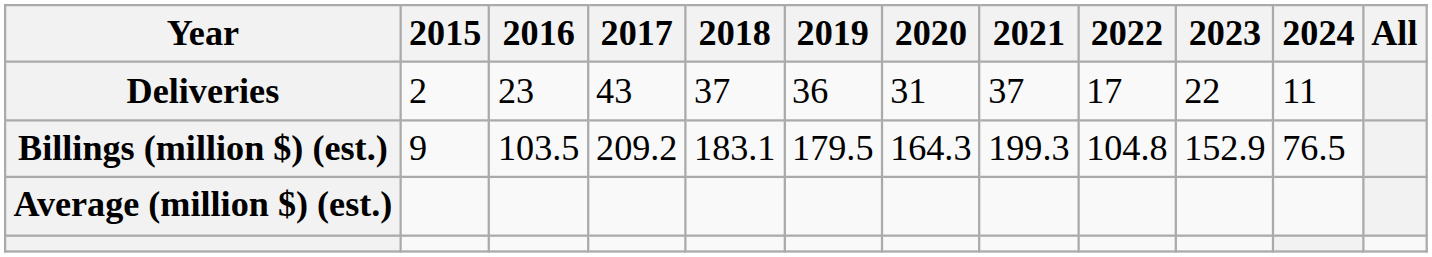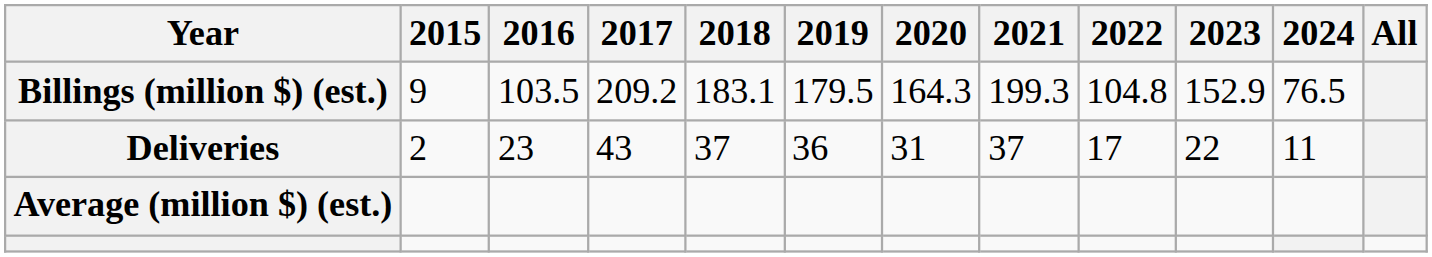rows swapped: (203, 90) <-> (203, 147)
